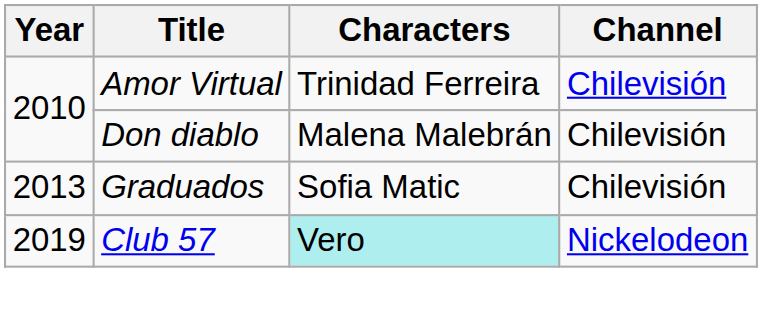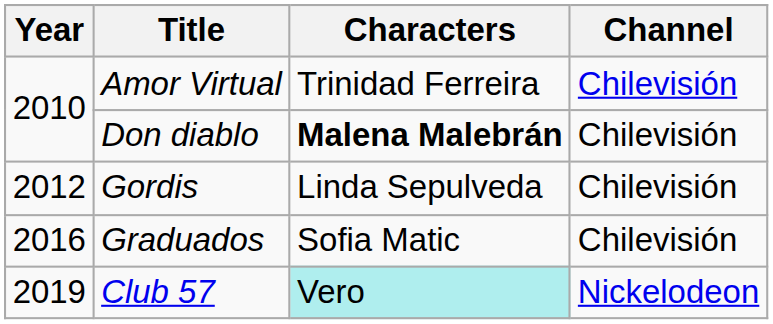(424, 135) normal -> (430, 135) bold
+ row: (150, 187)
(49, 187) 2013 -> (49, 239) 2016
